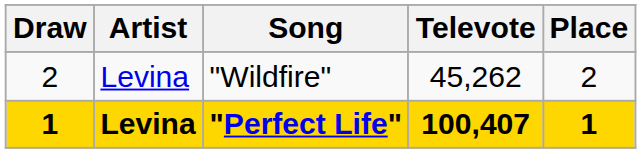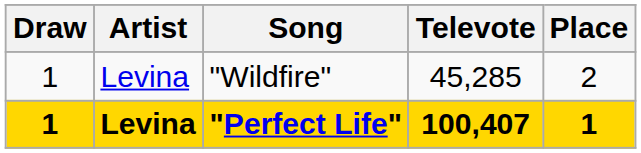(50, 76) 2 -> (50, 76) 1
(476, 76) 45,262 -> (476, 76) 45,285
